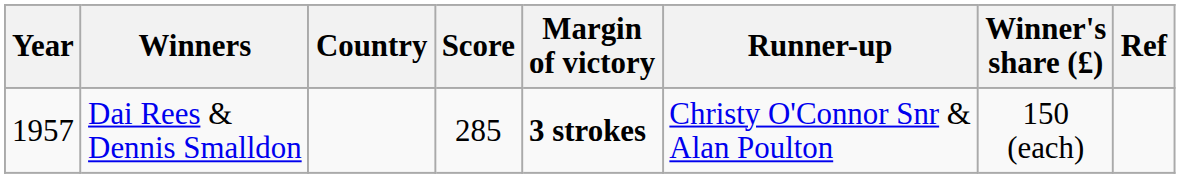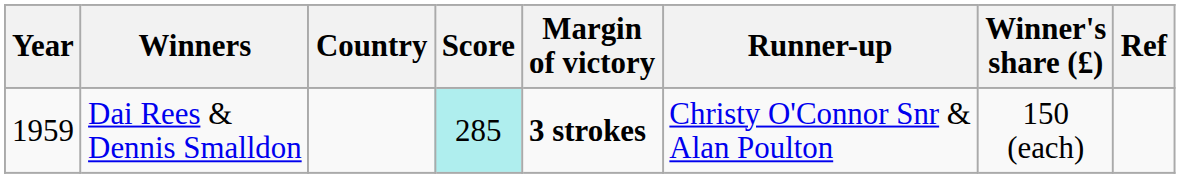(43, 130) 1957 -> (43, 130) 1959
(478, 130) no background -> (478, 130) paleturquoise background
